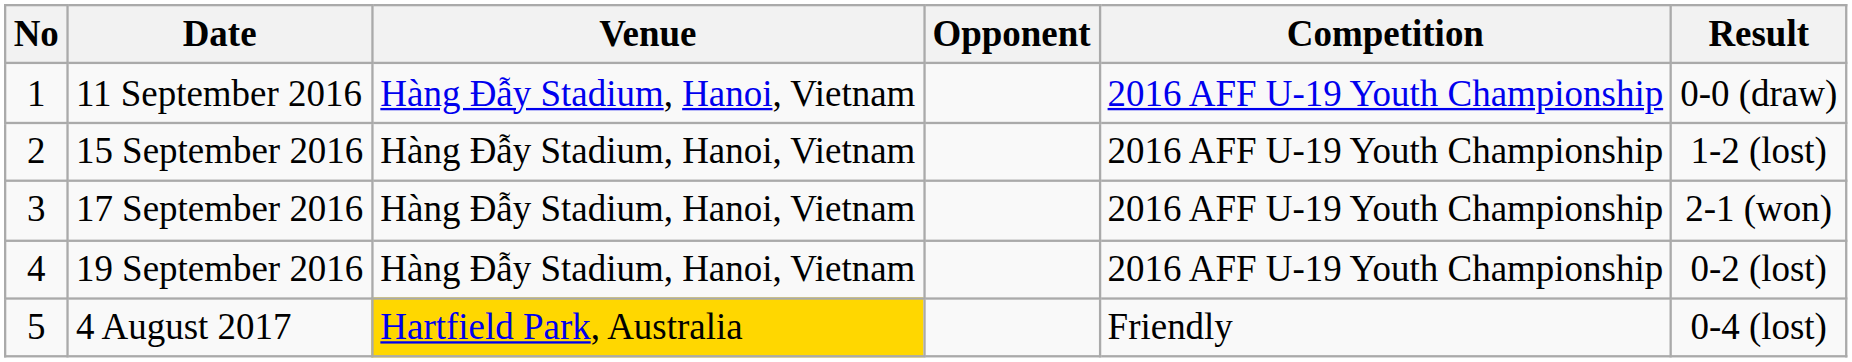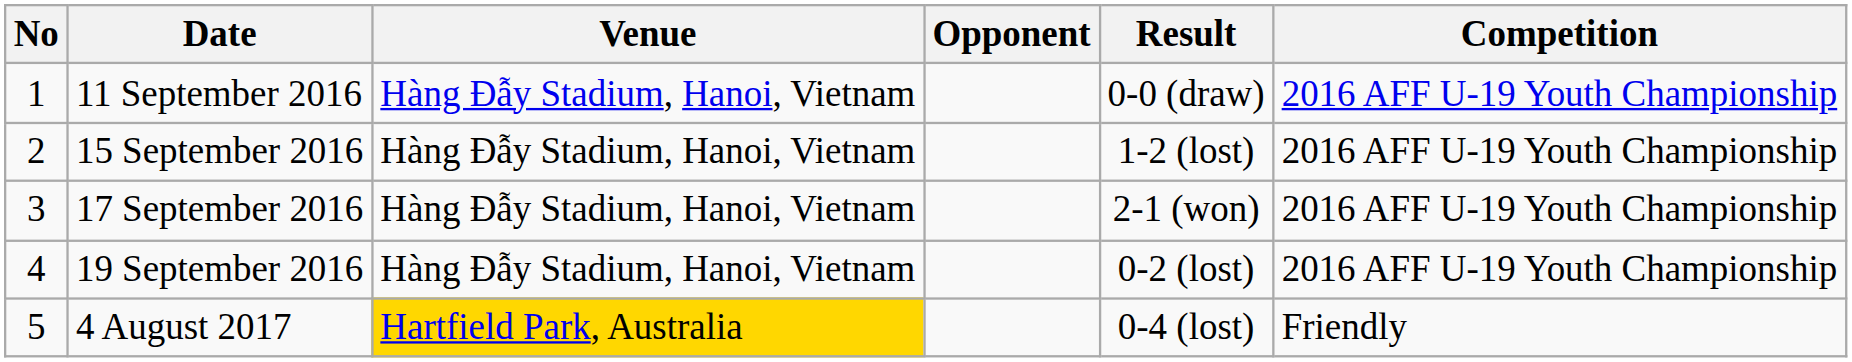columns swapped: (1759, 33) <-> (1385, 33)
